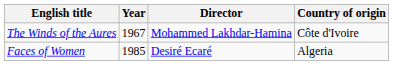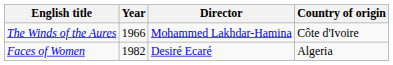(134, 32) 1967 -> (134, 32) 1966
(134, 51) 1985 -> (134, 51) 1982
